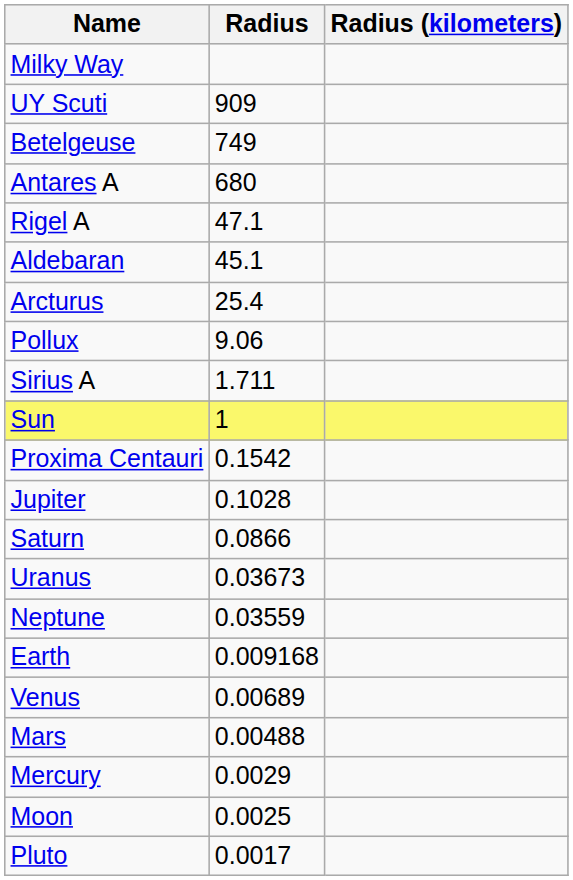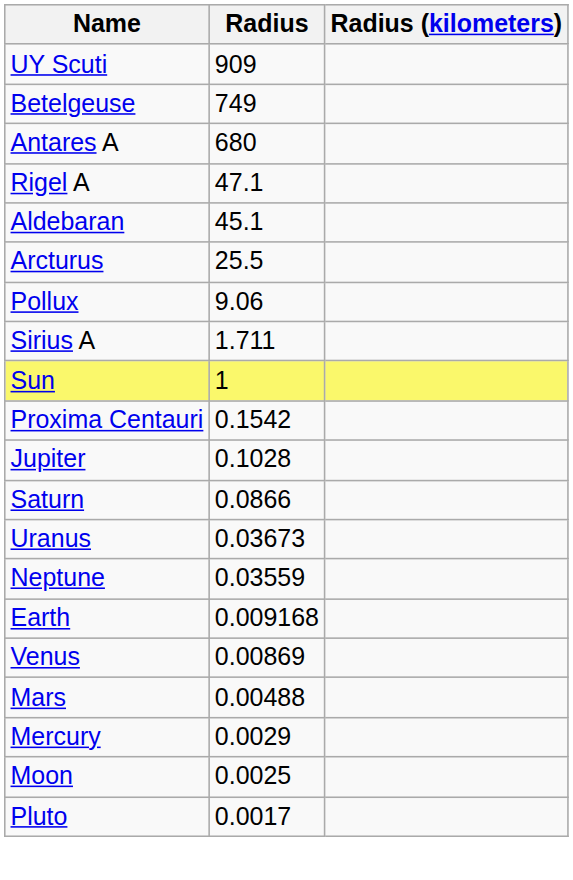- row: (67, 63)
(239, 301) 25.4 -> (239, 261) 25.5
(260, 697) 0.00689 -> (260, 657) 0.00869
